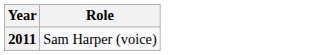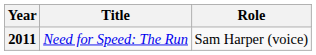+ column: (116, 15)
